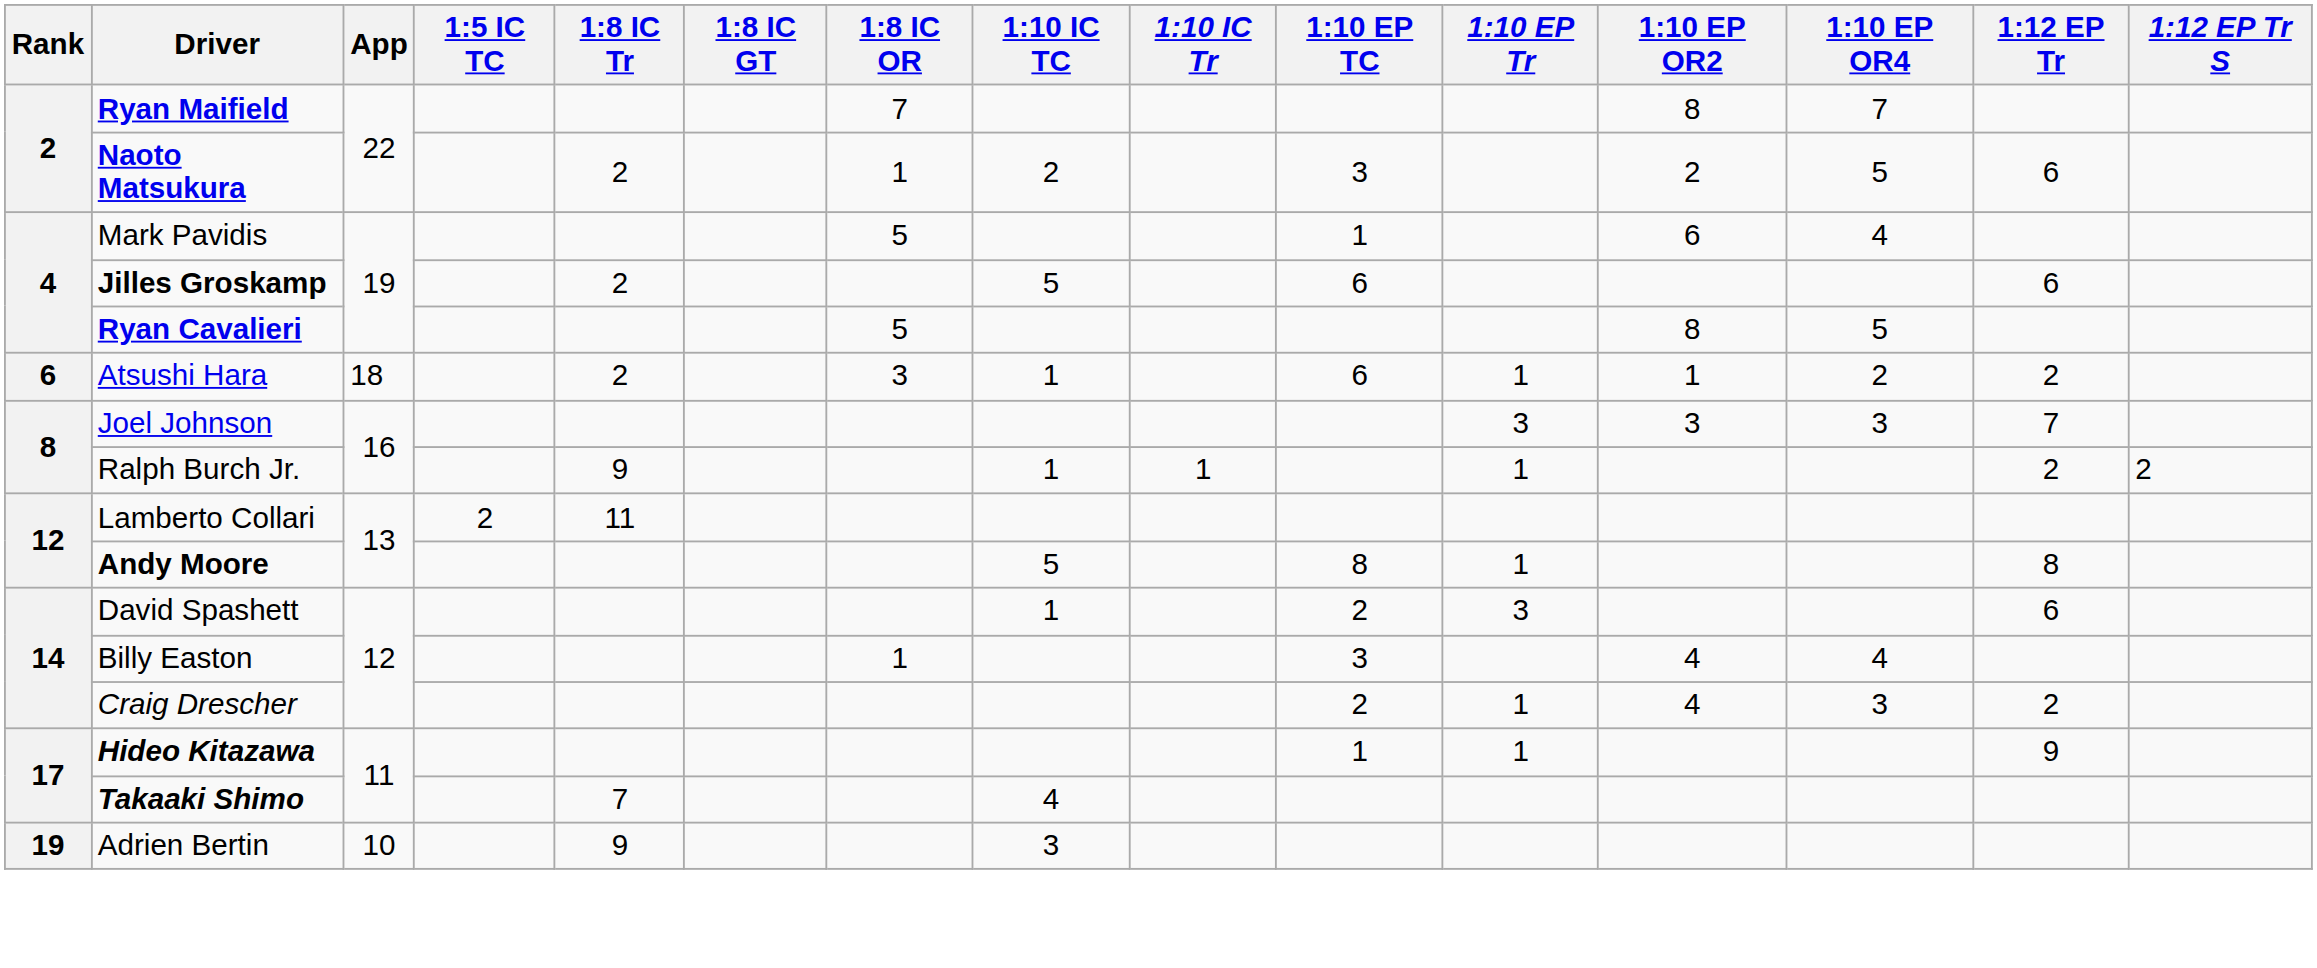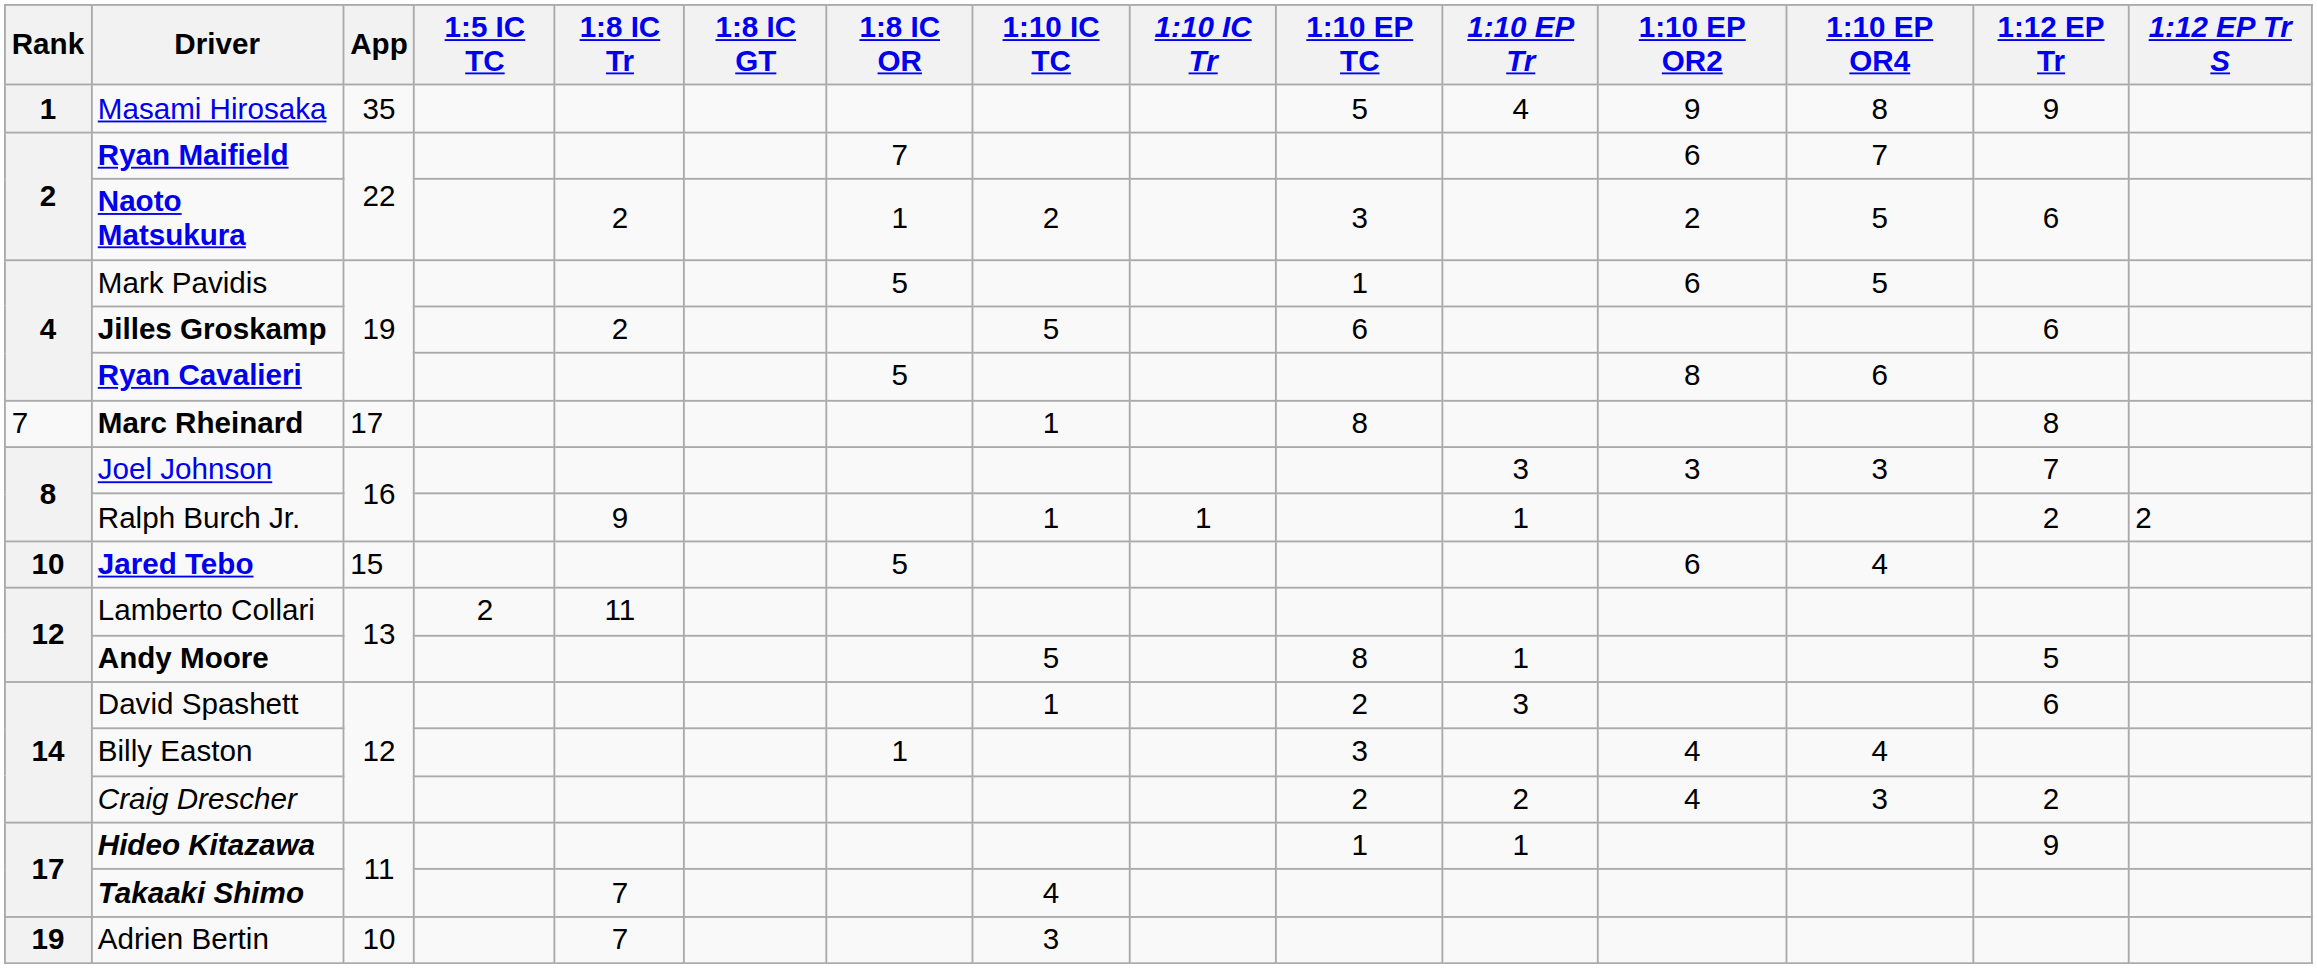+ row: (212, 108)
(1692, 108) 8 -> (1692, 155) 6
(1880, 235) 4 -> (1880, 282) 5
(1880, 329) 5 -> (1880, 376) 6
- row: (182, 376)
+ row: (201, 423)
+ row: (176, 564)
(2051, 564) 8 -> (2051, 657) 5
(1521, 704) 1 -> (1521, 798) 2
(620, 845) 9 -> (620, 939) 7
